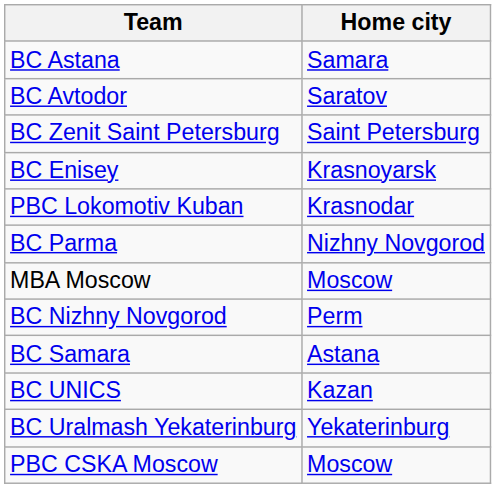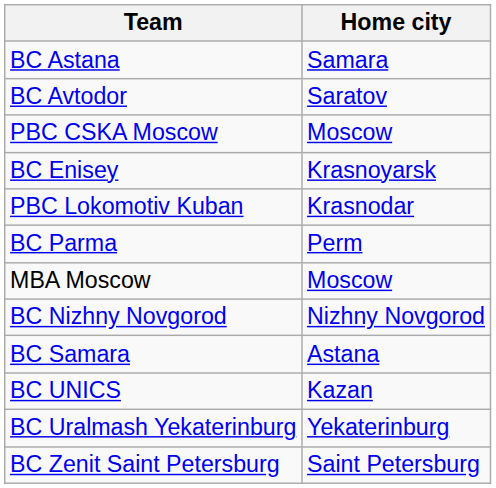rows swapped: (114, 464) <-> (145, 133)
(396, 243) Nizhny Novgorod -> (335, 243) Perm
(335, 317) Perm -> (396, 317) Nizhny Novgorod
